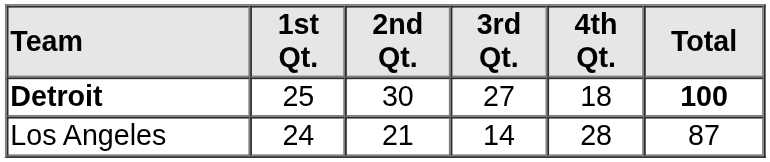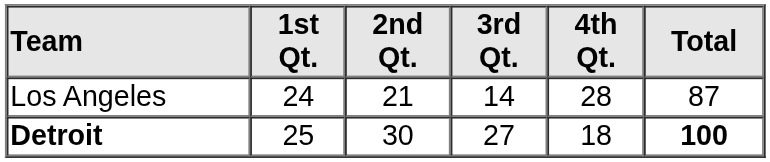rows swapped: (88, 136) <-> (56, 96)
